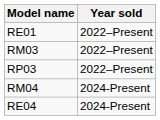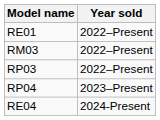+ row: (22, 87)
- row: (23, 87)
